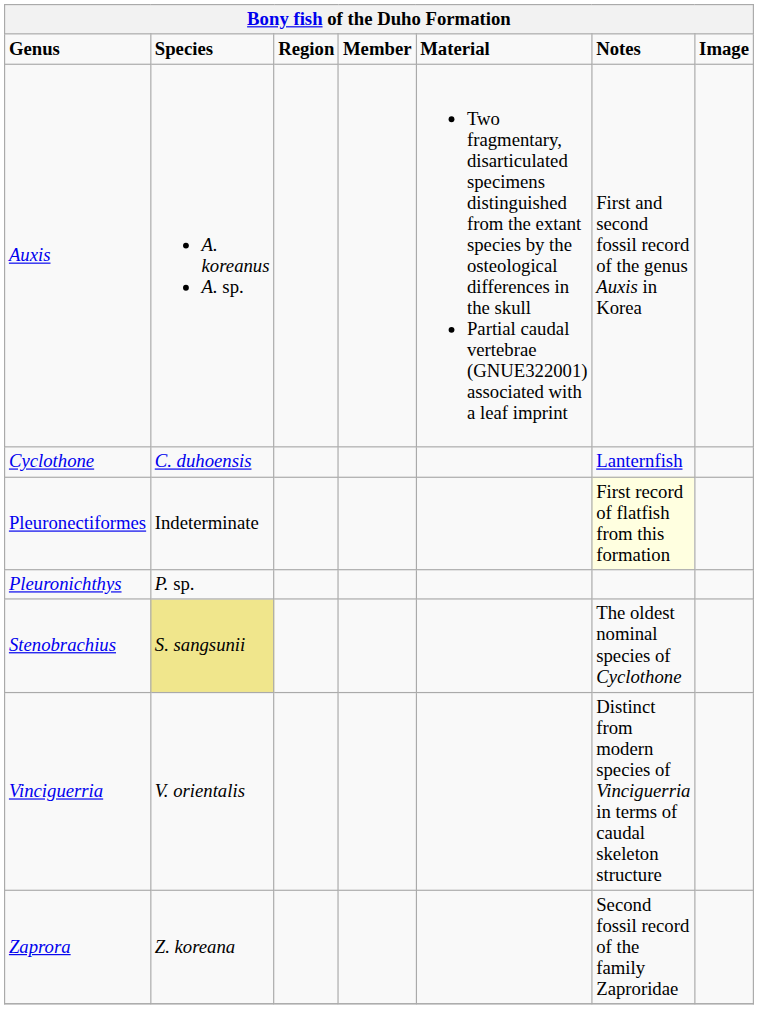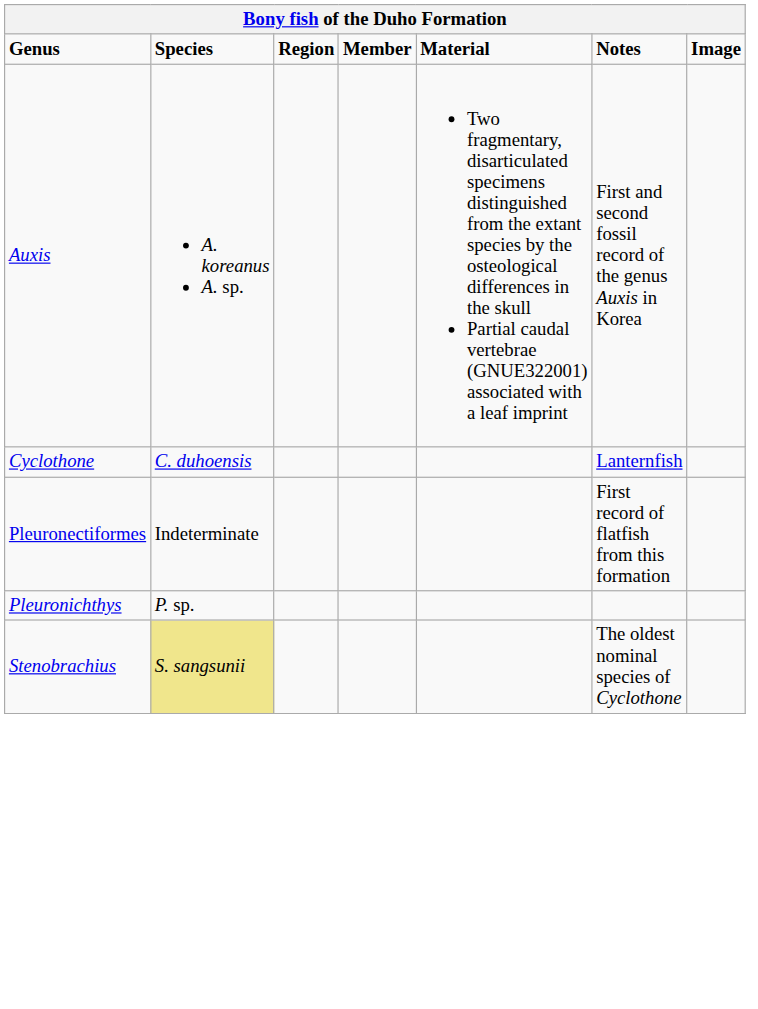(640, 523) lightyellow background -> (633, 533) no background
- row: (56, 791)
- row: (40, 947)
